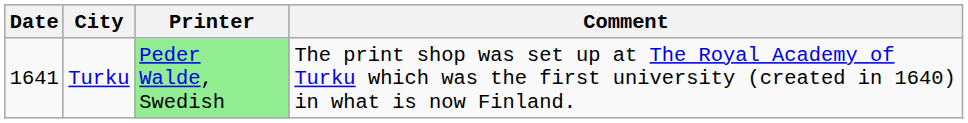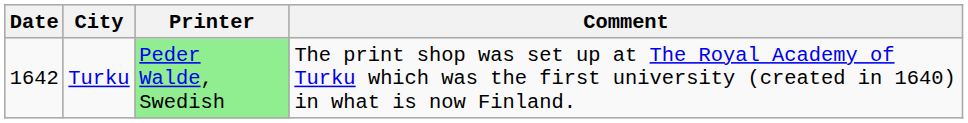(34, 78) 1641 -> (34, 78) 1642
